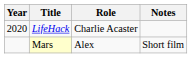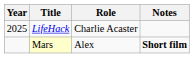(17, 28) 2020 -> (17, 28) 2025
(163, 45) normal -> (165, 45) bold
